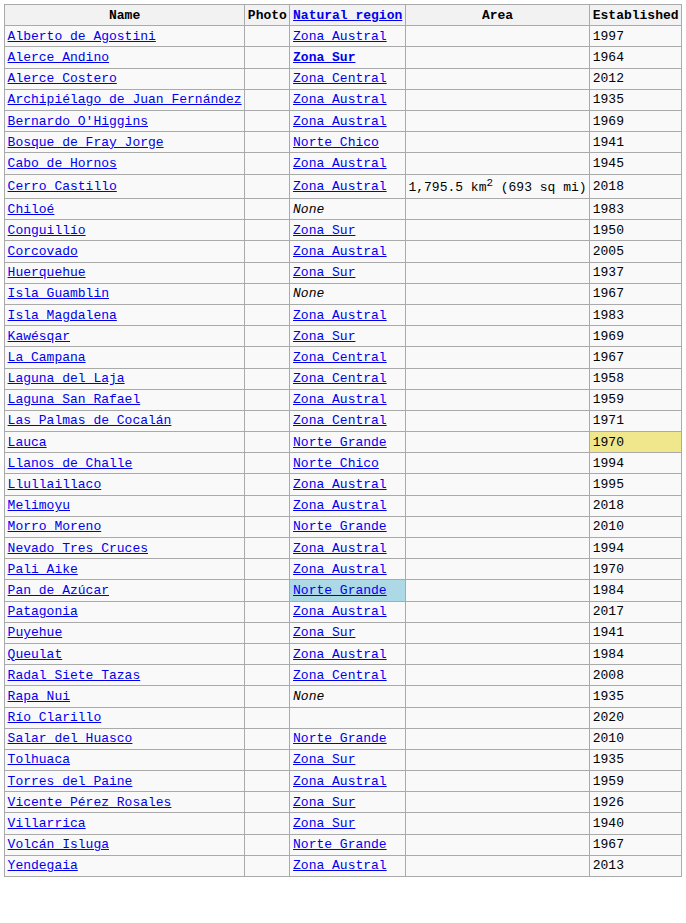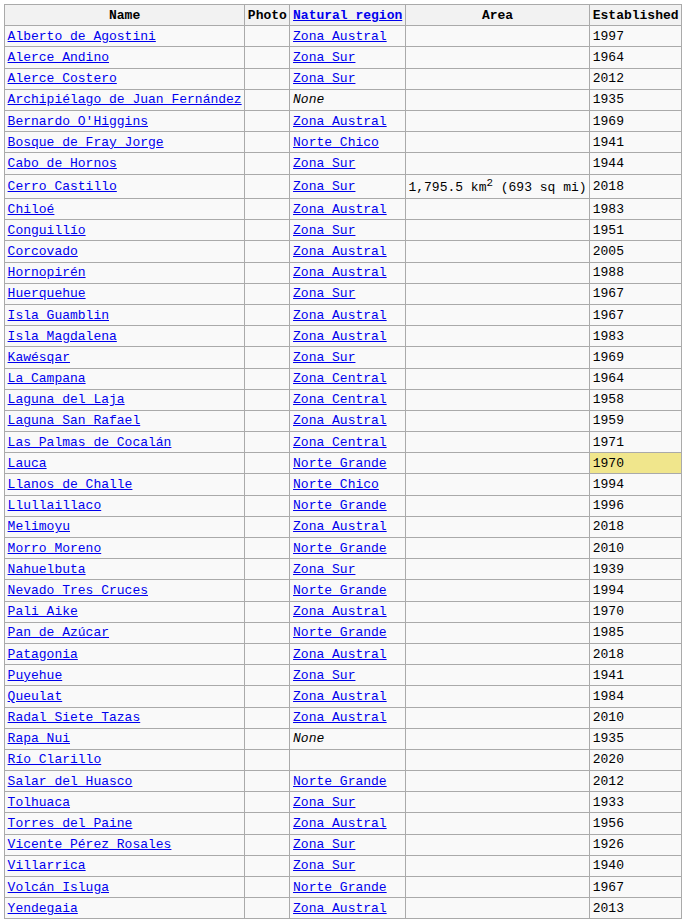(324, 57) bold -> (324, 57) normal
(340, 79) Zona Central -> (324, 79) Zona Sur
(340, 100) Zona Austral -> (309, 100) None
(340, 163) Zona Austral -> (324, 163) Zona Sur
(608, 163) 1945 -> (608, 163) 1944
(340, 186) Zona Austral -> (324, 186) Zona Sur
(309, 209) None -> (340, 209) Zona Austral
(608, 230) 1950 -> (608, 230) 1951
+ row: (47, 273)
(608, 273) 1937 -> (608, 294) 1967
(309, 294) None -> (340, 315) Zona Austral
(608, 357) 1967 -> (608, 379) 1964
(340, 485) Zona Austral -> (340, 506) Norte Grande
(608, 485) 1995 -> (608, 506) 1996
+ row: (47, 569)
(340, 548) Zona Austral -> (340, 590) Norte Grande
(340, 590) lightblue background -> (340, 633) no background
(608, 590) 1984 -> (608, 633) 1985
(608, 612) 2017 -> (608, 654) 2018
(340, 675) Zona Central -> (340, 718) Zona Austral
(608, 675) 2008 -> (608, 718) 2010
(608, 739) 2010 -> (608, 781) 2012
(608, 760) 1935 -> (608, 802) 1933
(608, 781) 1959 -> (608, 824) 1956
